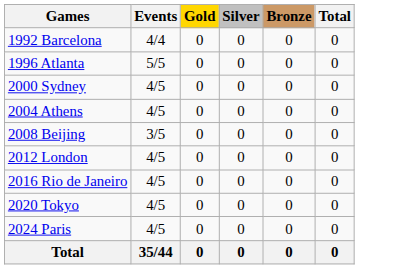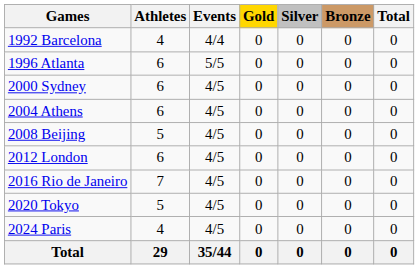+ column: (160, 16)
(156, 134) 3/5 -> (215, 134) 4/5
